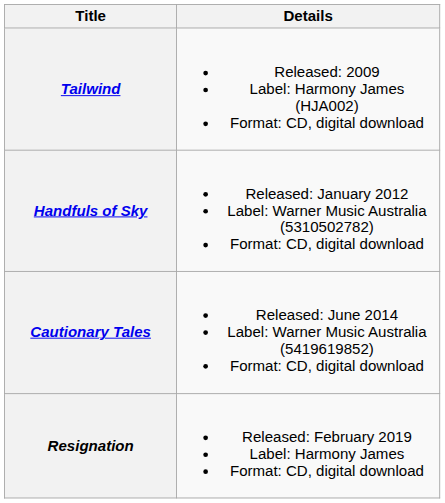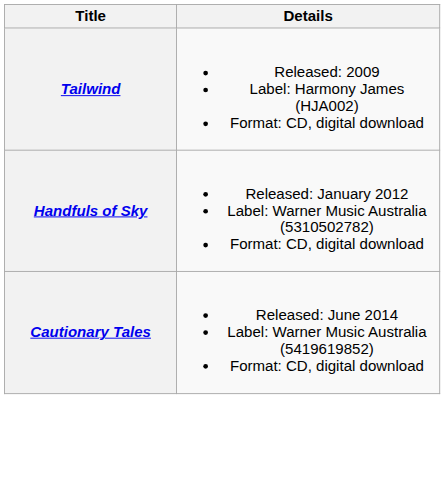- row: (91, 445)
